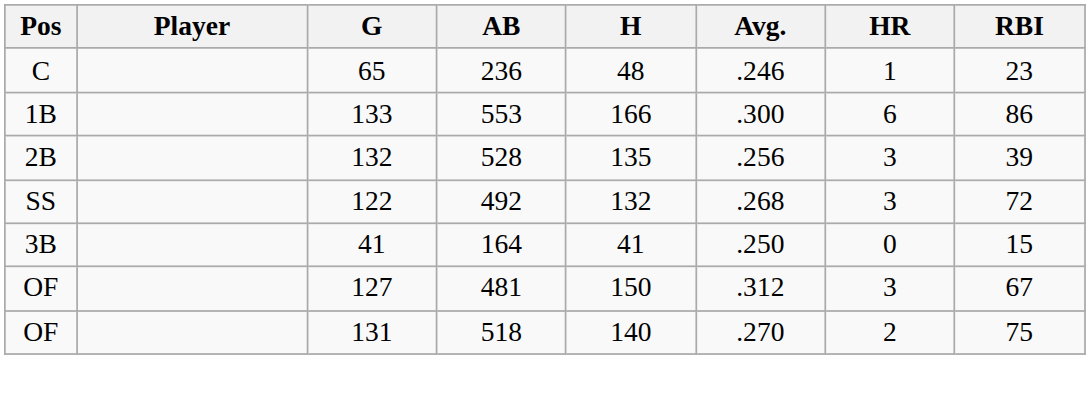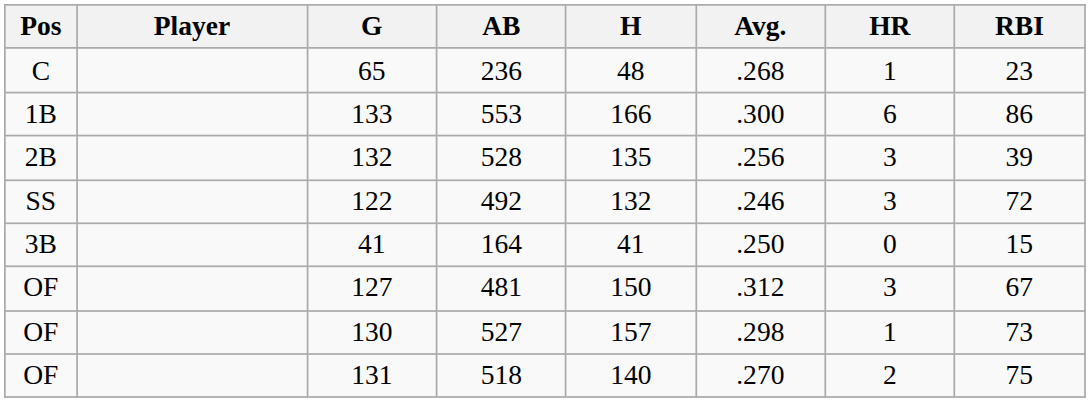(760, 69) .246 -> (760, 69) .268
(760, 200) .268 -> (760, 200) .246
+ row: (372, 331)
